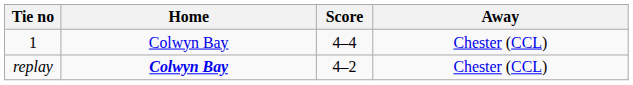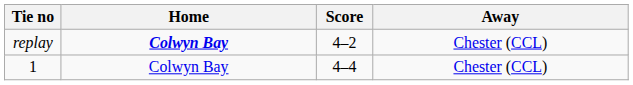rows swapped: (33, 42) <-> (33, 67)
